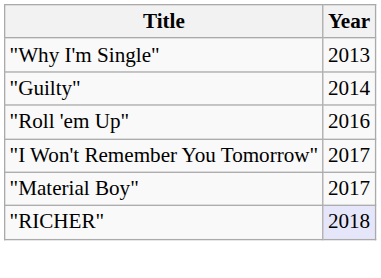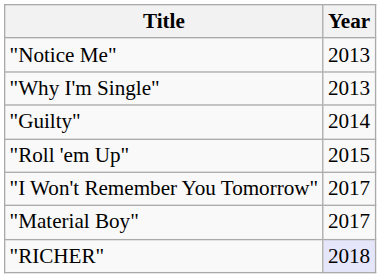+ row: (63, 54)
(349, 121) 2016 -> (349, 155) 2015
